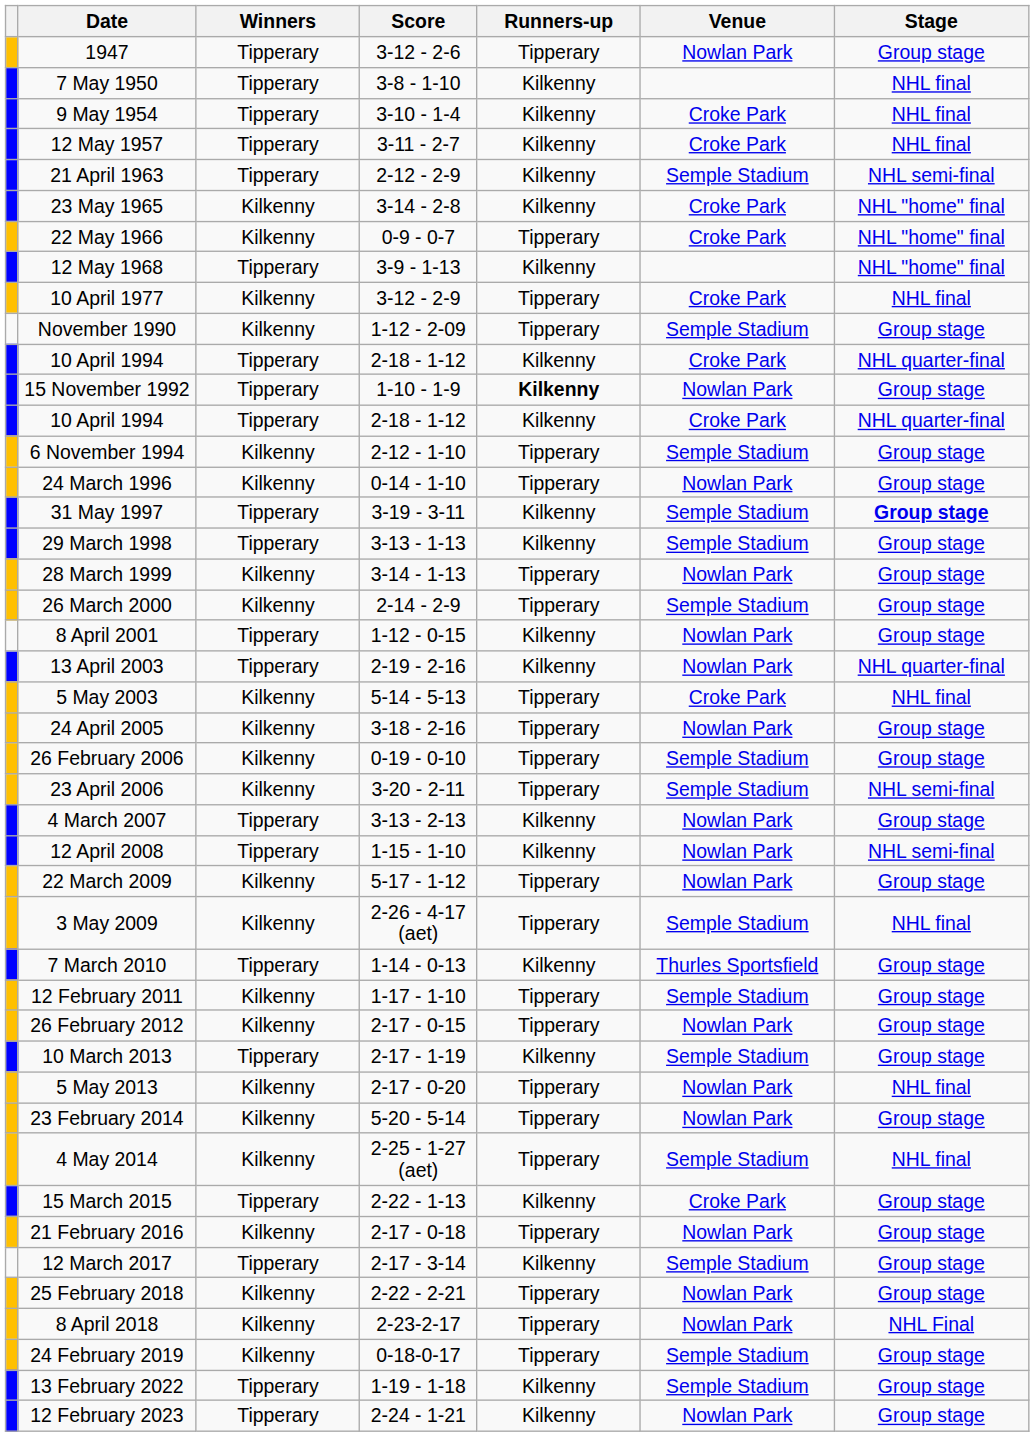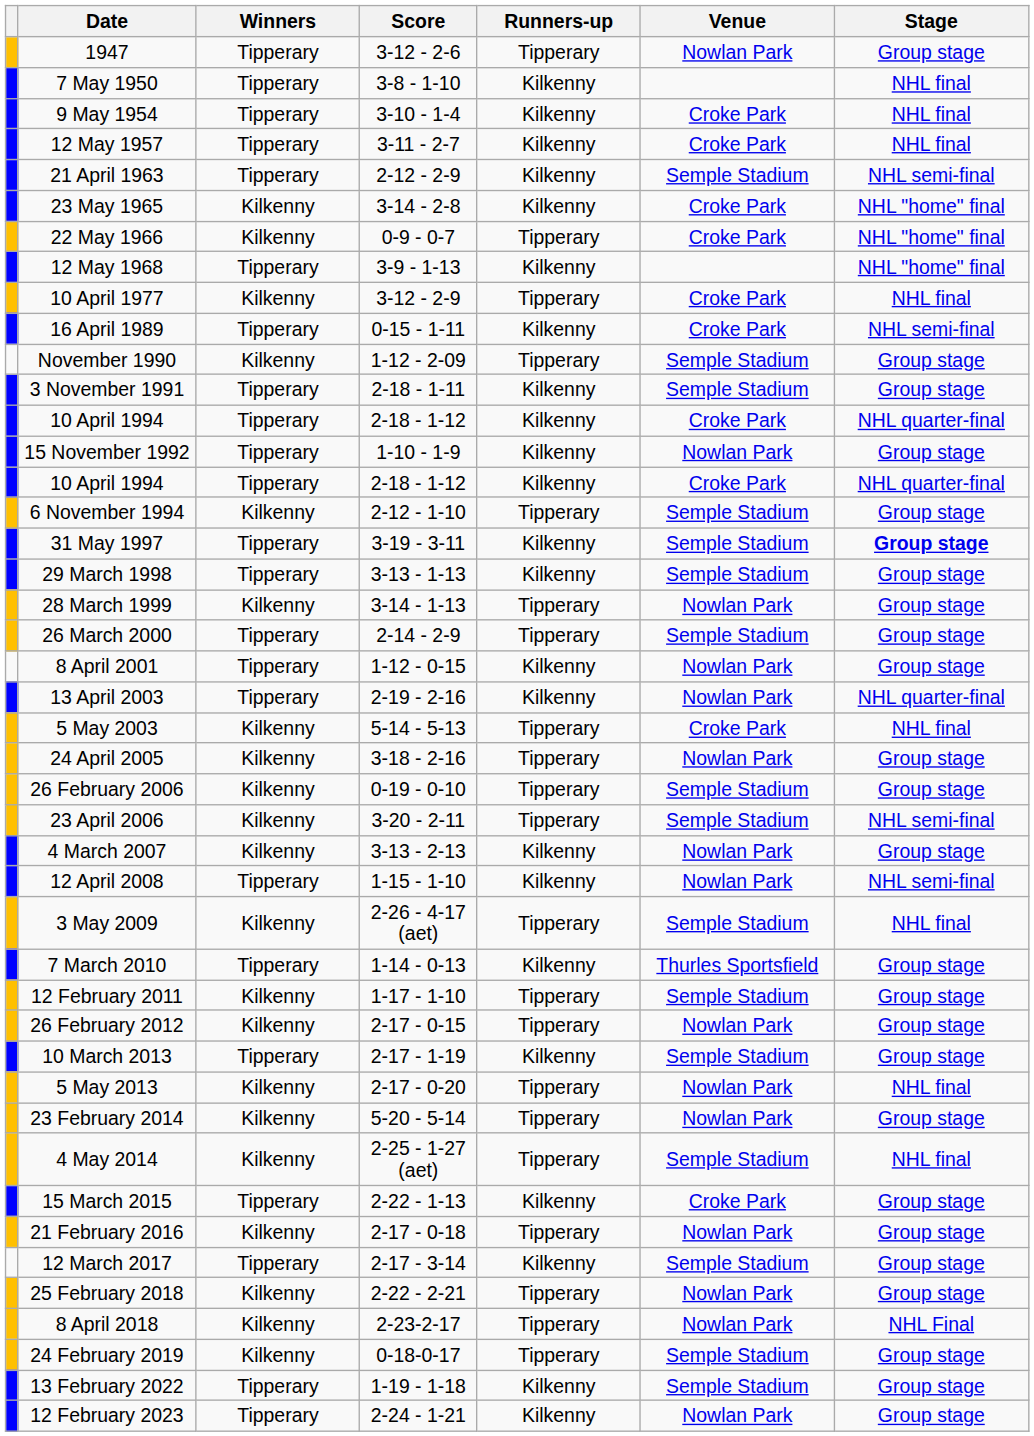+ row: (107, 329)
+ row: (107, 390)
(559, 390) bold -> (559, 451) normal
- row: (107, 482)
(278, 605) Kilkenny -> (278, 636) Tipperary
(278, 820) Tipperary -> (278, 851) Kilkenny
- row: (107, 881)
